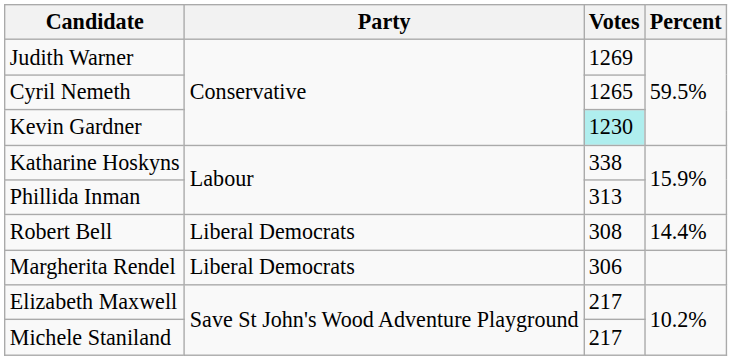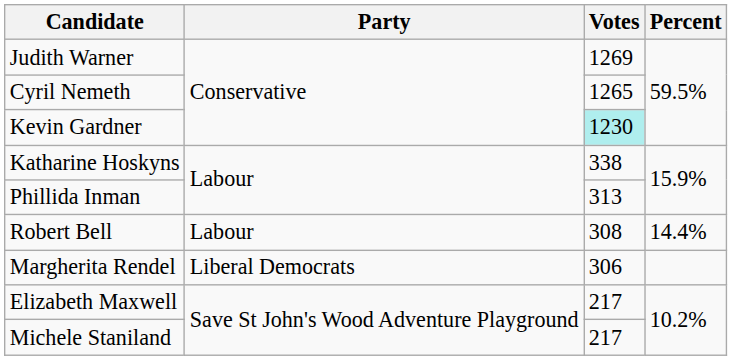(272, 232) Liberal Democrats -> (222, 232) Labour
